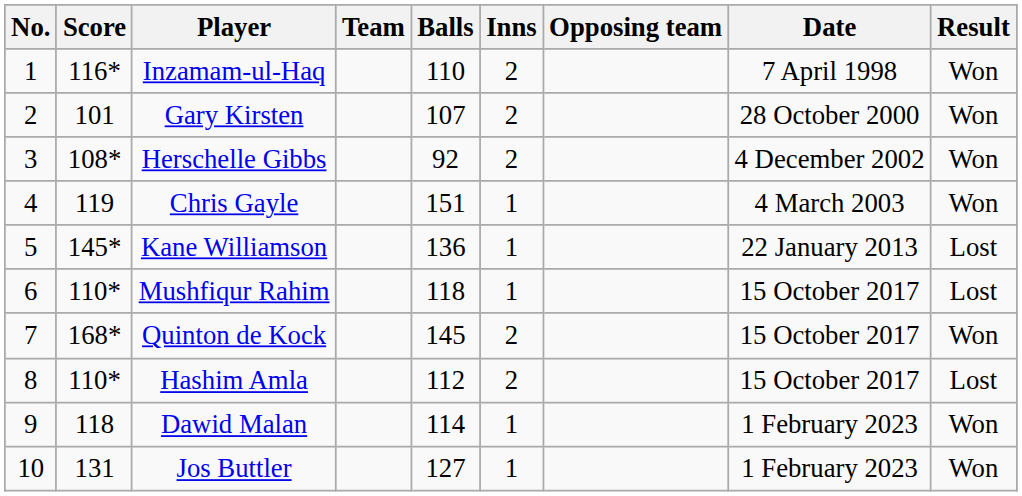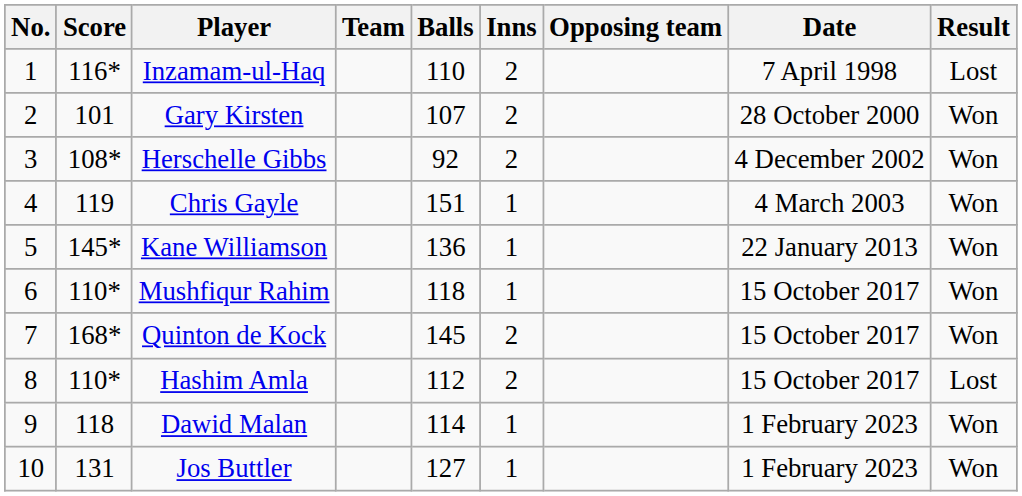(973, 70) Won -> (973, 70) Lost
(973, 247) Lost -> (973, 247) Won
(973, 291) Lost -> (973, 291) Won
